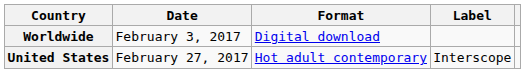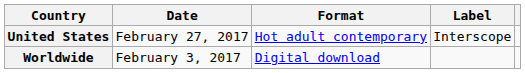rows swapped: (58, 36) <-> (58, 57)
